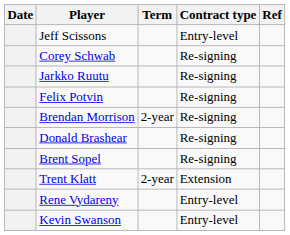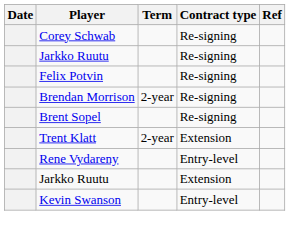- row: (73, 35)
- row: (83, 138)
+ row: (74, 179)
